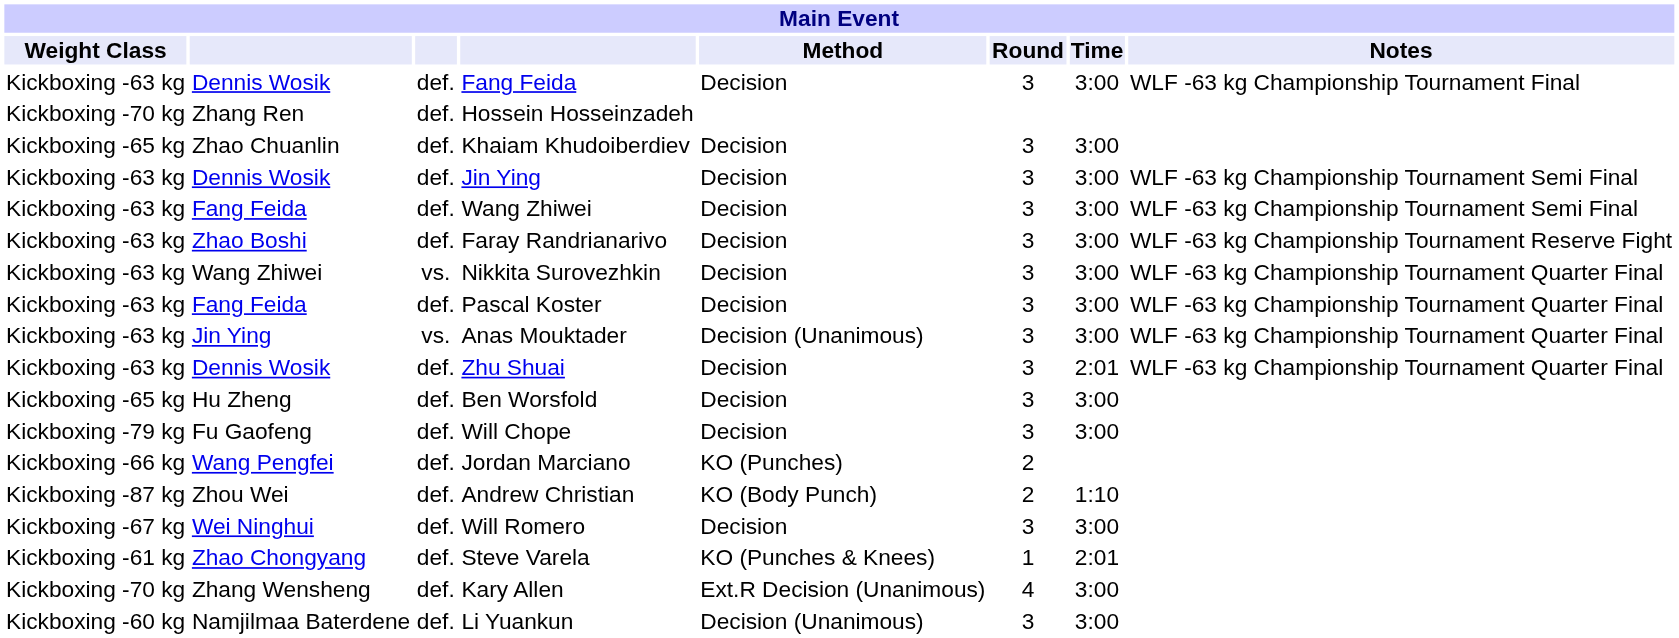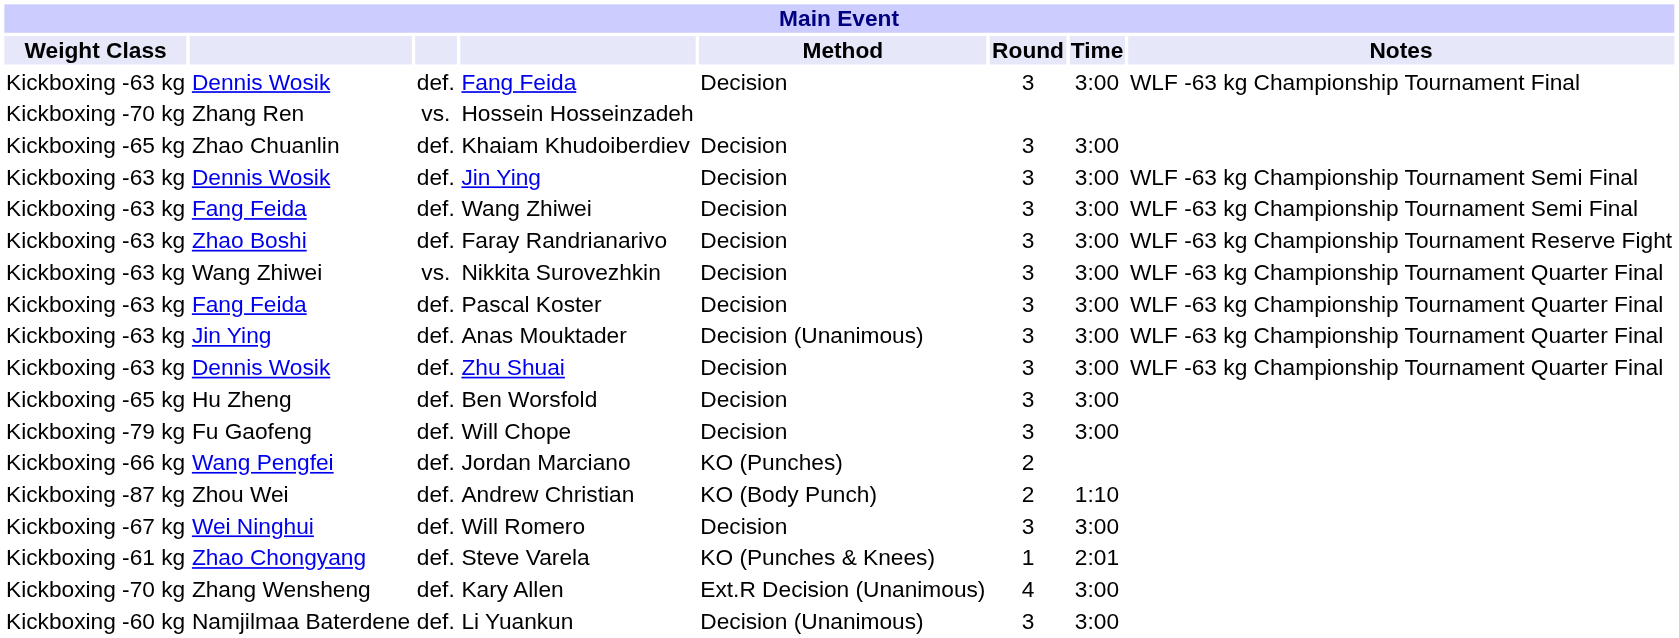(436, 114) def. -> (436, 114) vs.
(436, 336) vs. -> (436, 336) def.
(1097, 368) 2:01 -> (1097, 368) 3:00
